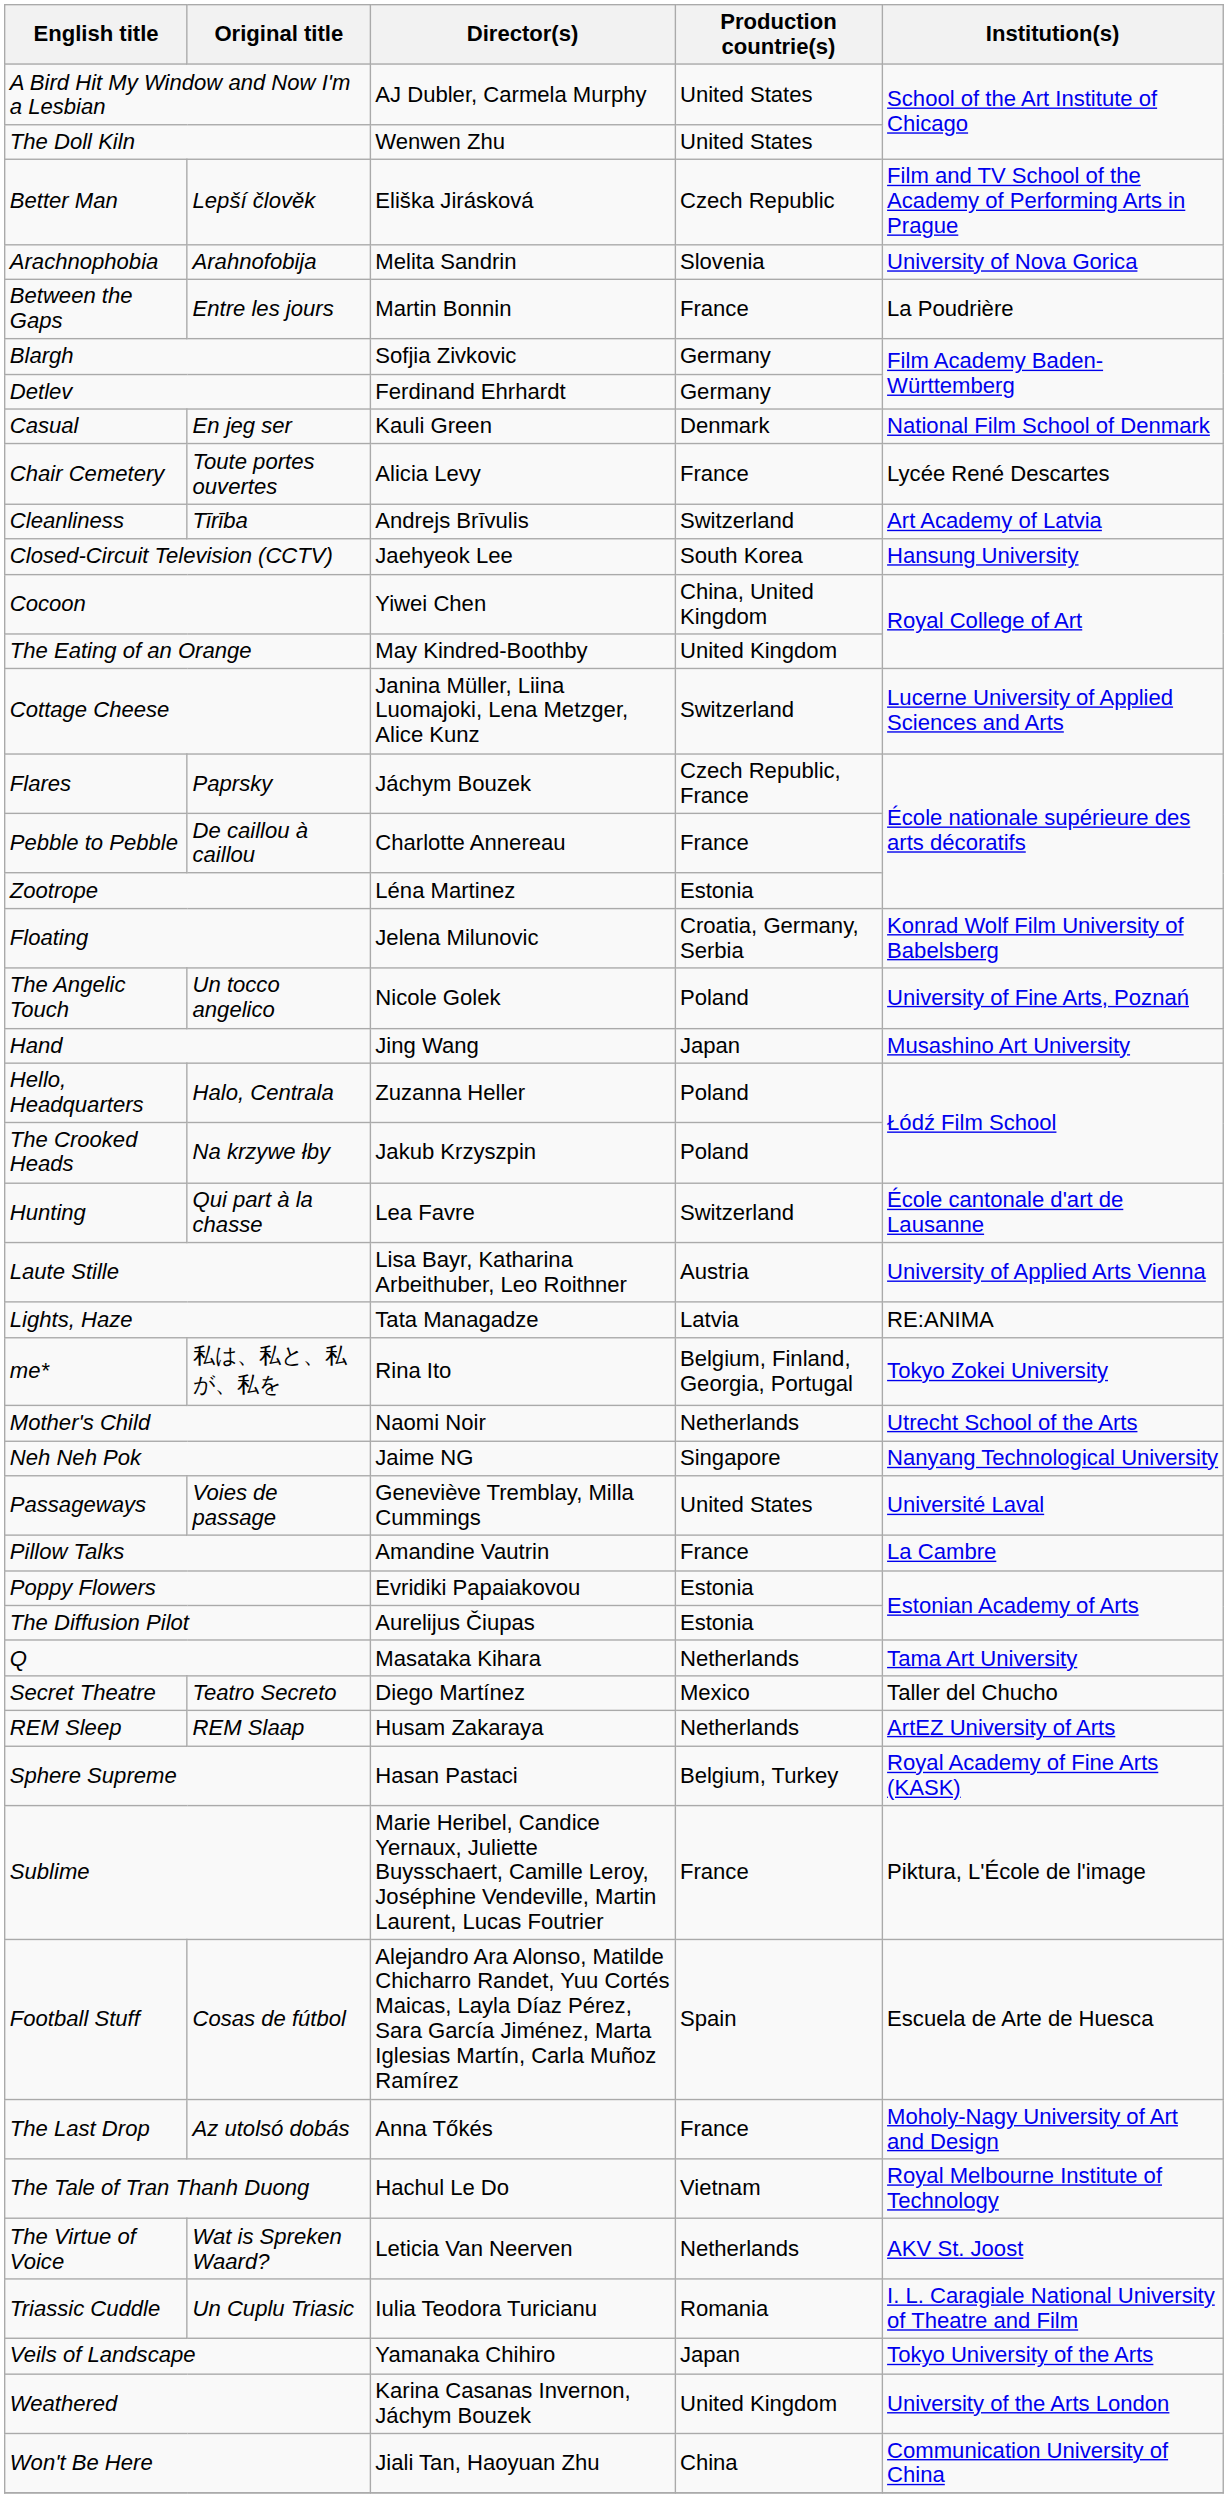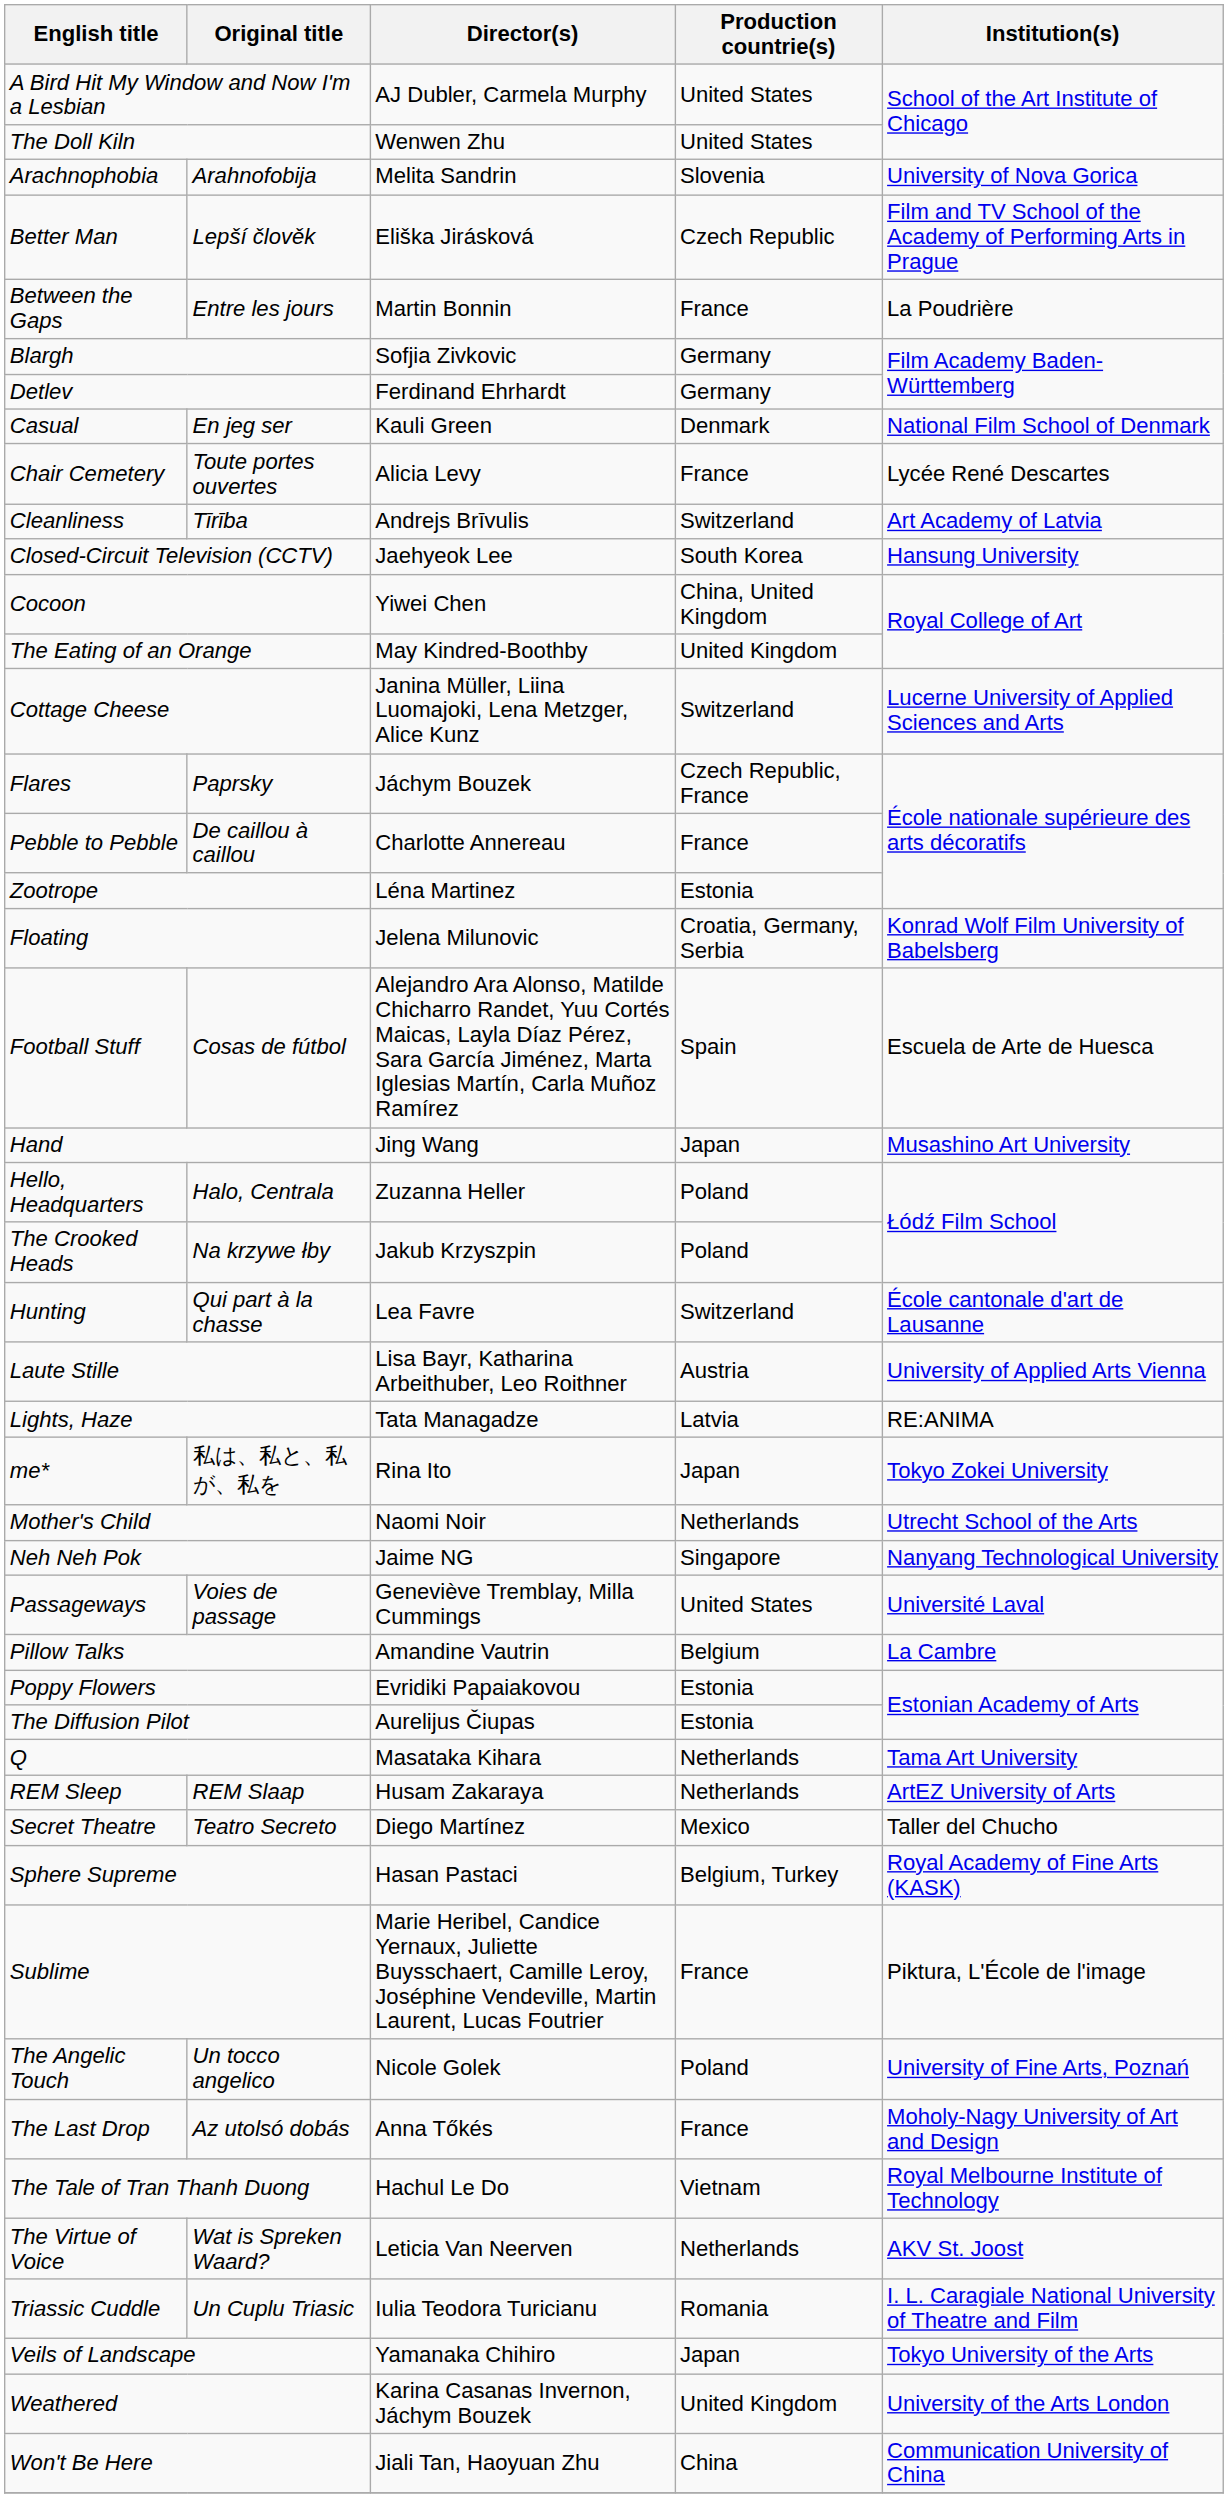rows swapped: (84, 261) <-> (64, 201)
rows swapped: (75, 2019) <-> (68, 997)
(766, 1371) Belgium, Finland, Georgia, Portugal -> (710, 1470) Japan
(714, 1552) France -> (720, 1652) Belgium
rows swapped: (66, 1727) <-> (83, 1692)
